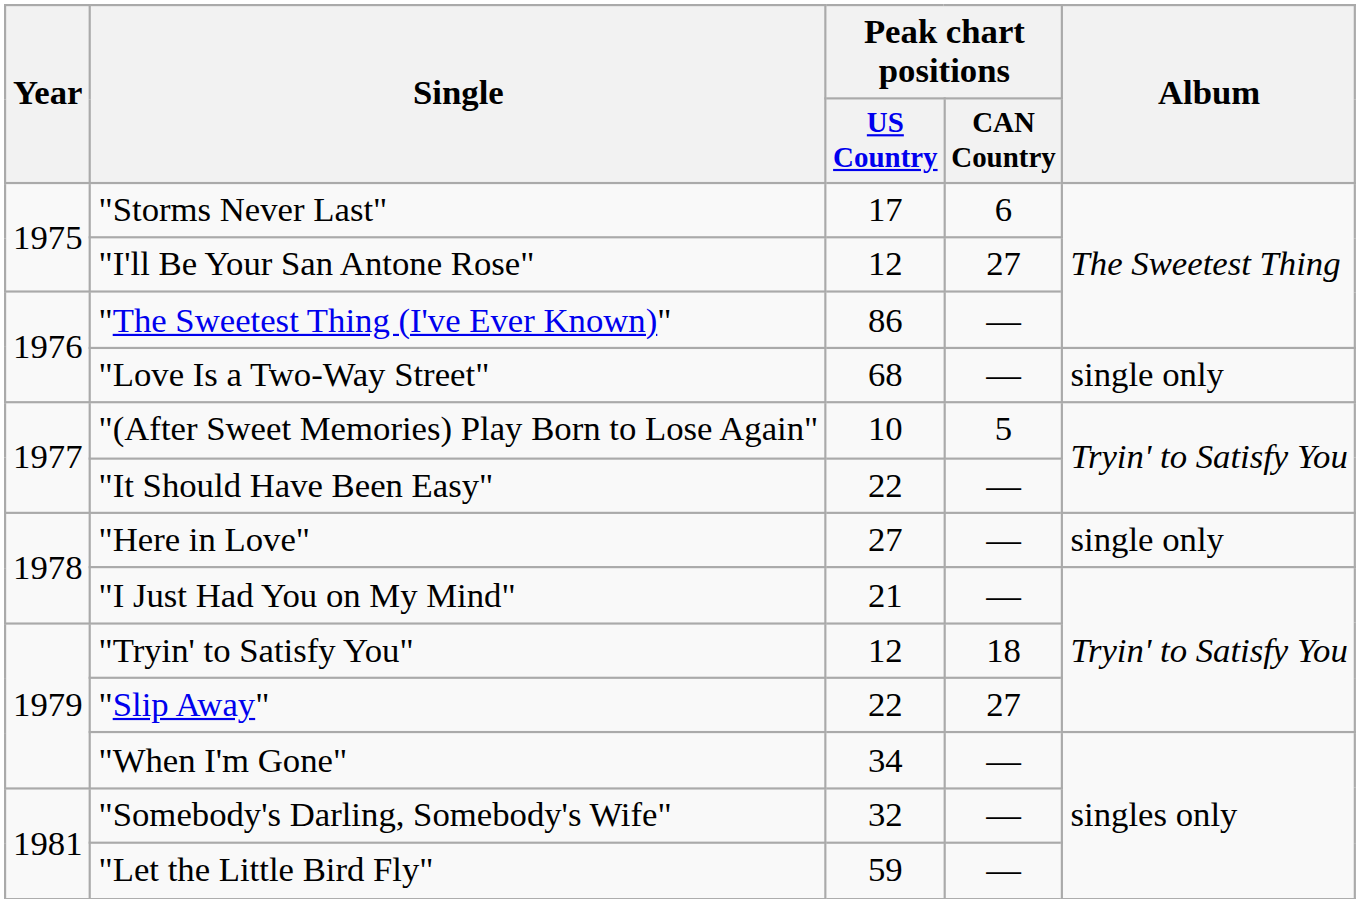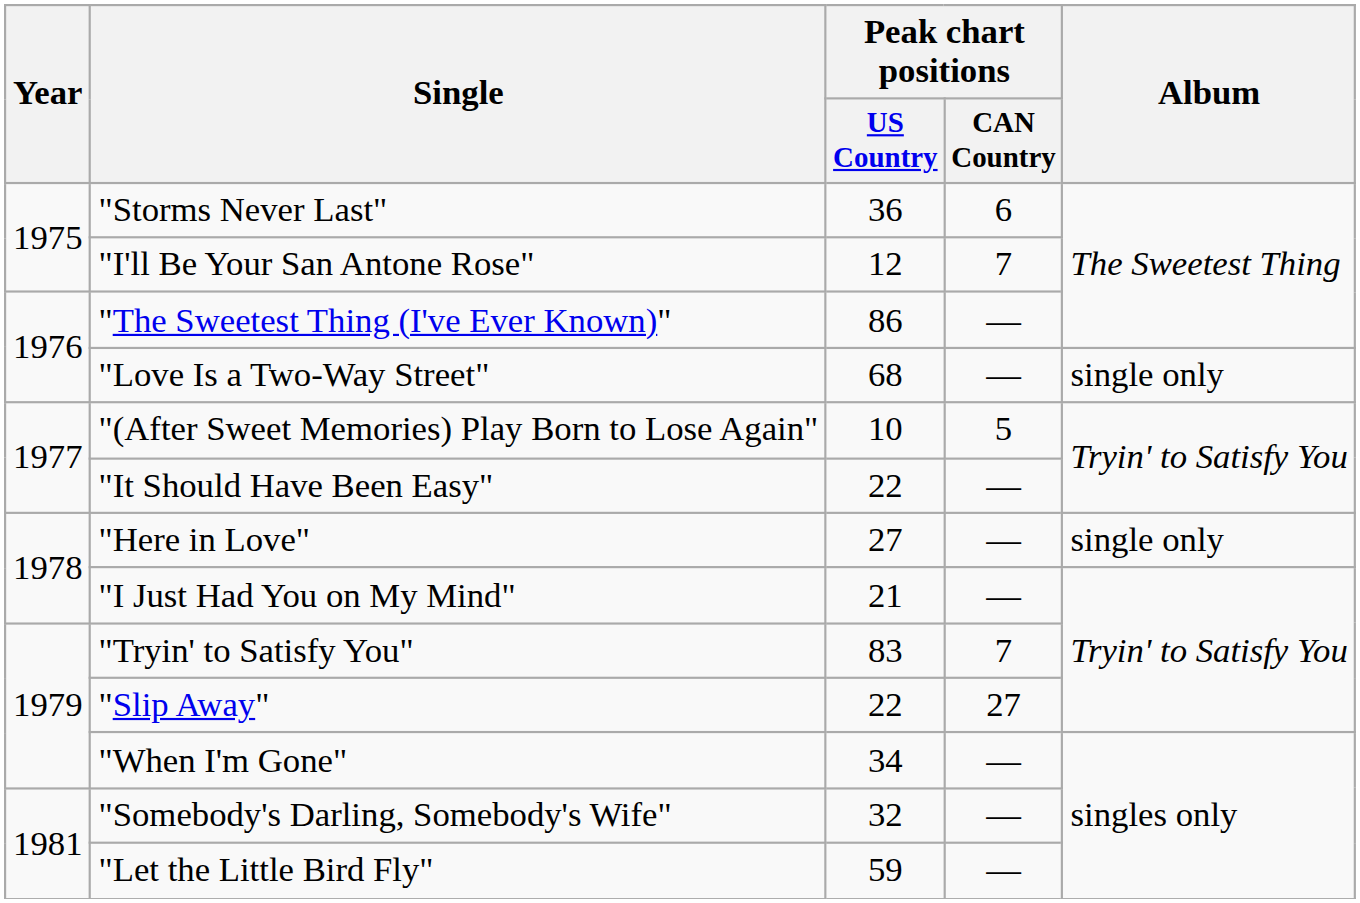(885, 209) 17 -> (885, 209) 36
(1003, 264) 27 -> (1003, 264) 7
(885, 649) 12 -> (885, 649) 83
(1003, 649) 18 -> (1003, 649) 7
